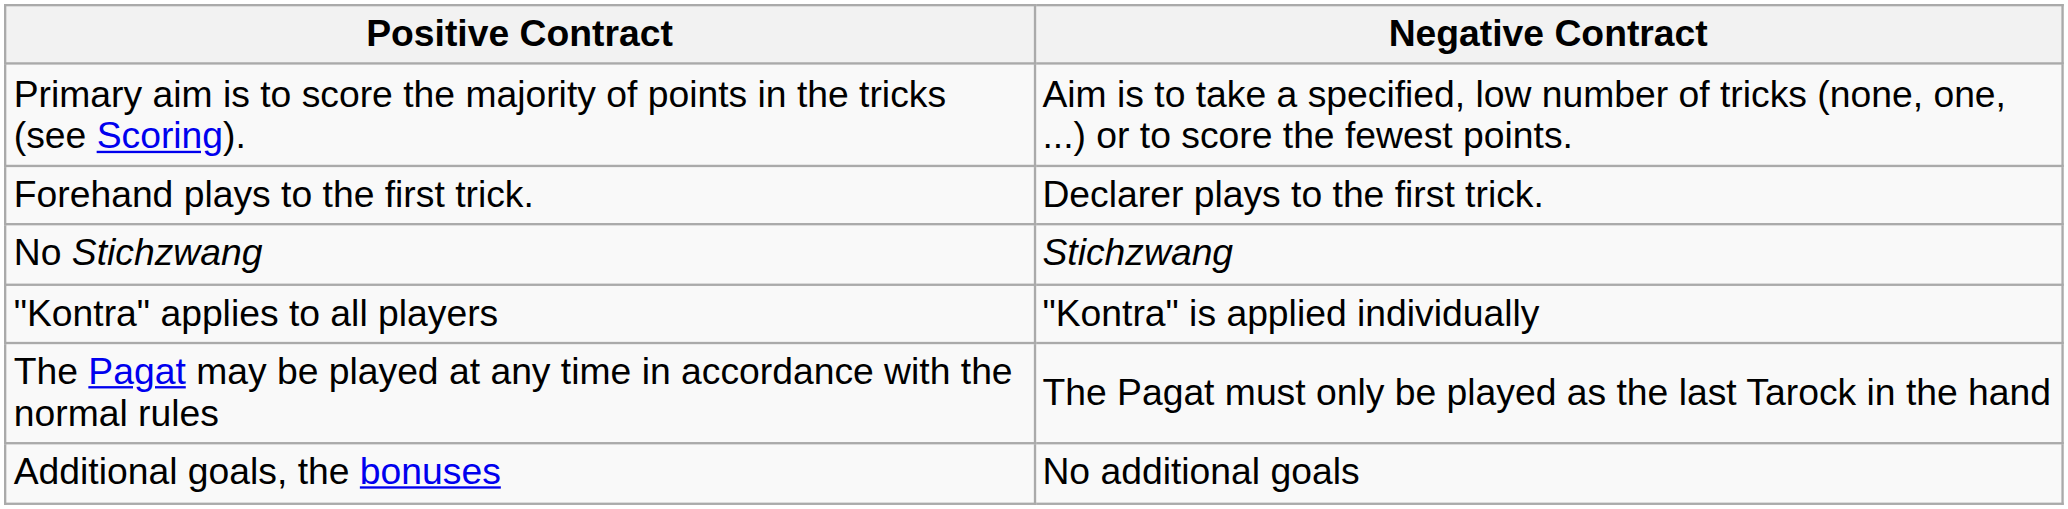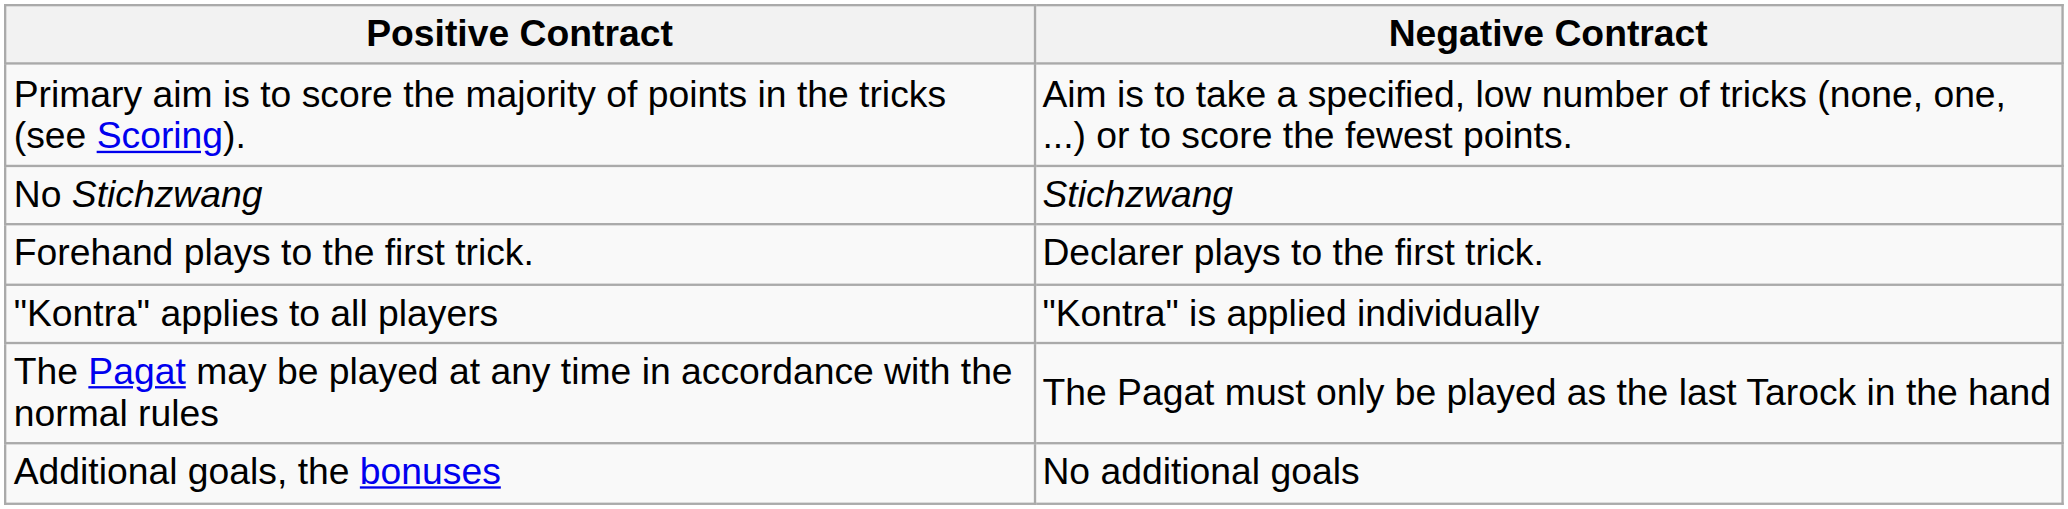rows swapped: (274, 194) <-> (138, 253)
